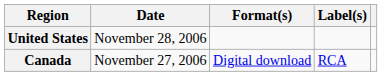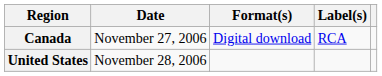rows swapped: (48, 60) <-> (48, 37)
